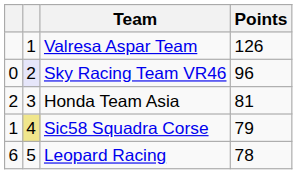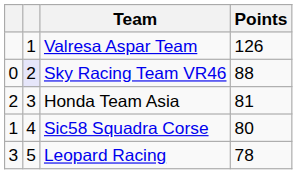(244, 73) 96 -> (244, 73) 88
(31, 128) khaki background -> (31, 128) no background
(244, 128) 79 -> (244, 128) 80
(13, 156) 6 -> (13, 156) 3
